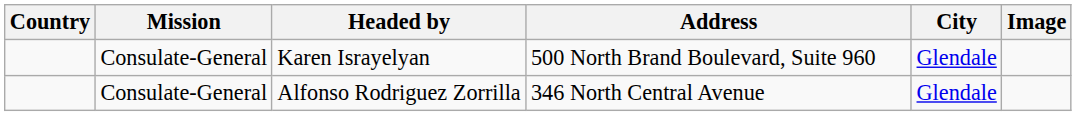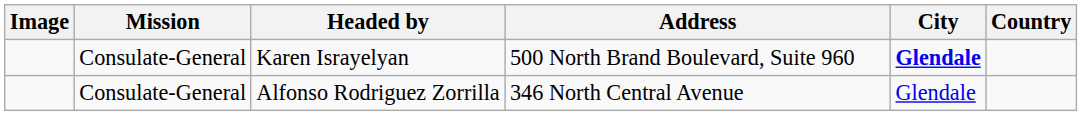columns swapped: (50, 22) <-> (1037, 22)
(957, 57) normal -> (938, 57) bold
